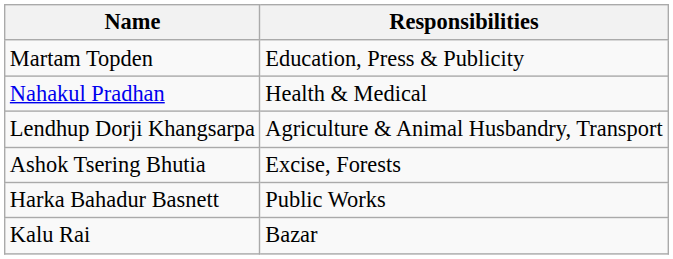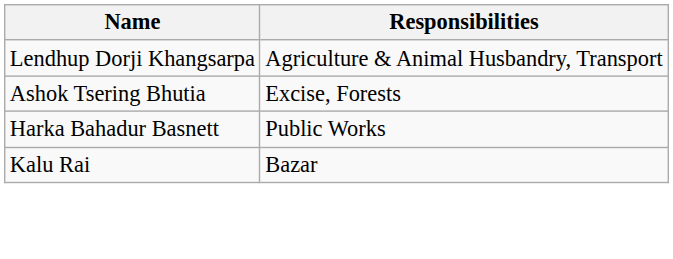- row: (81, 57)
- row: (87, 93)
